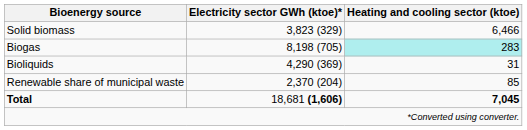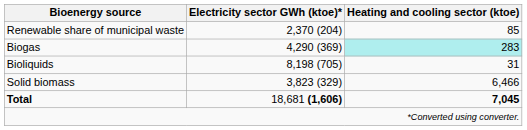rows swapped: (41, 30) <-> (95, 82)
(314, 47) 8,198 (705) -> (314, 47) 4,290 (369)
(314, 64) 4,290 (369) -> (314, 64) 8,198 (705)
